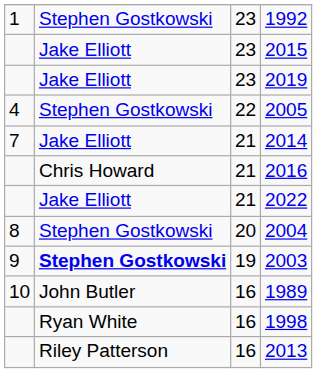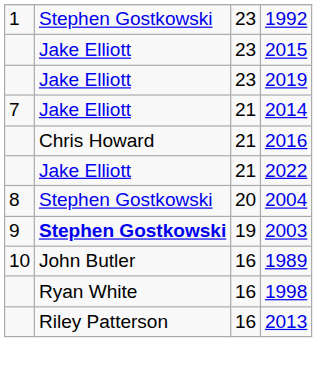- row: (286, 110)
